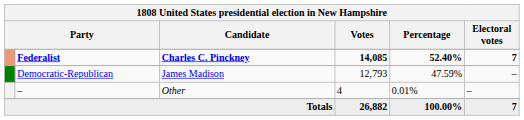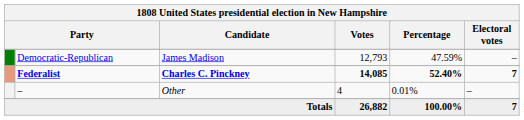rows swapped: (39, 57) <-> (65, 74)
